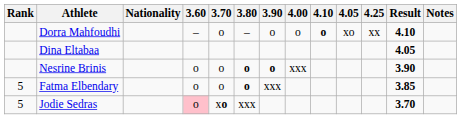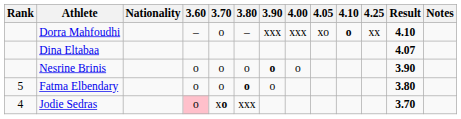columns swapped: (349, 13) <-> (323, 13)
(272, 31) o -> (272, 31) xxx
(298, 31) o -> (298, 31) xxx
(405, 50) 4.05 -> (405, 50) 4.07
(247, 68) bold -> (247, 68) normal
(298, 68) xxx -> (298, 68) o
(272, 86) xxx -> (272, 86) o
(405, 86) 3.85 -> (405, 86) 3.80
(20, 104) 5 -> (20, 104) 4
